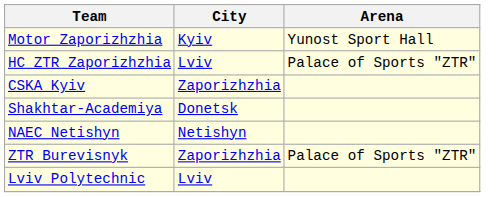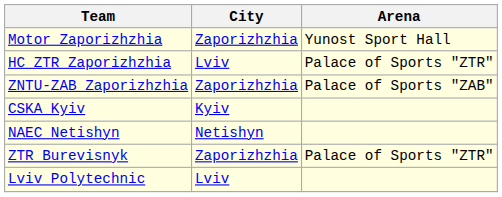(195, 40) Kyiv -> (246, 40) Zaporizhzhia
+ row: (98, 86)
(229, 86) Zaporizhzhia -> (212, 109) Kyiv
- row: (85, 109)
